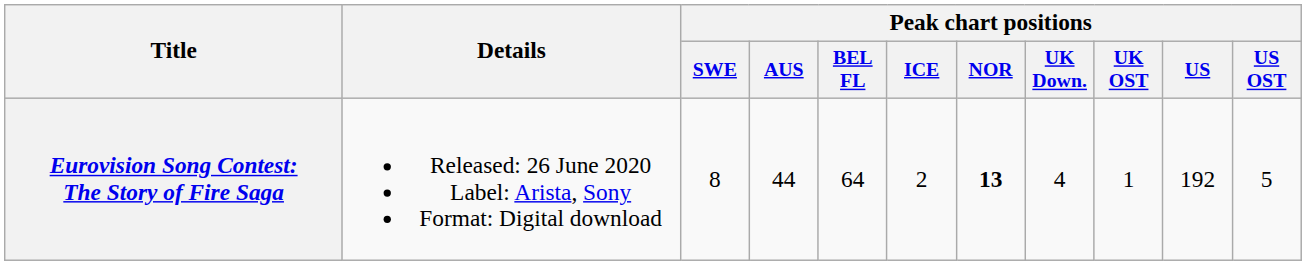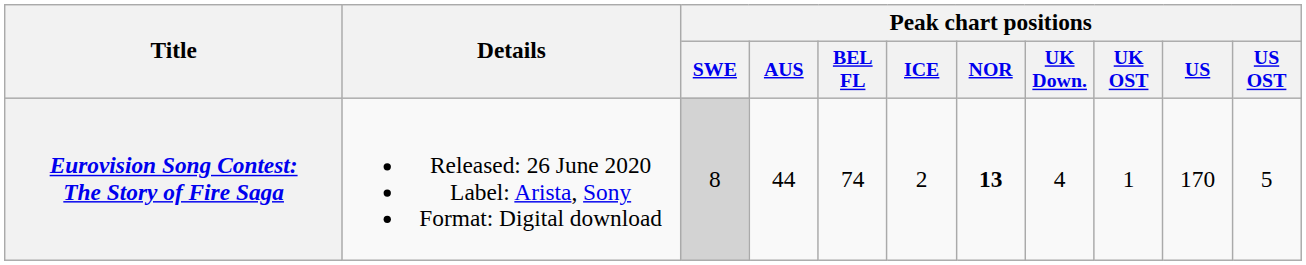(715, 178) no background -> (715, 178) lightgrey background
(853, 178) 64 -> (853, 178) 74
(1198, 178) 192 -> (1198, 178) 170
